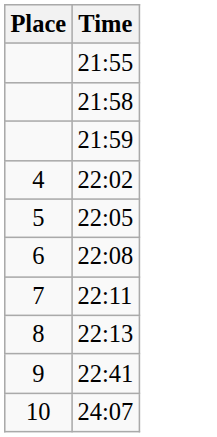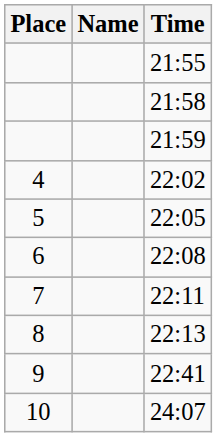+ column: (108, 23)
